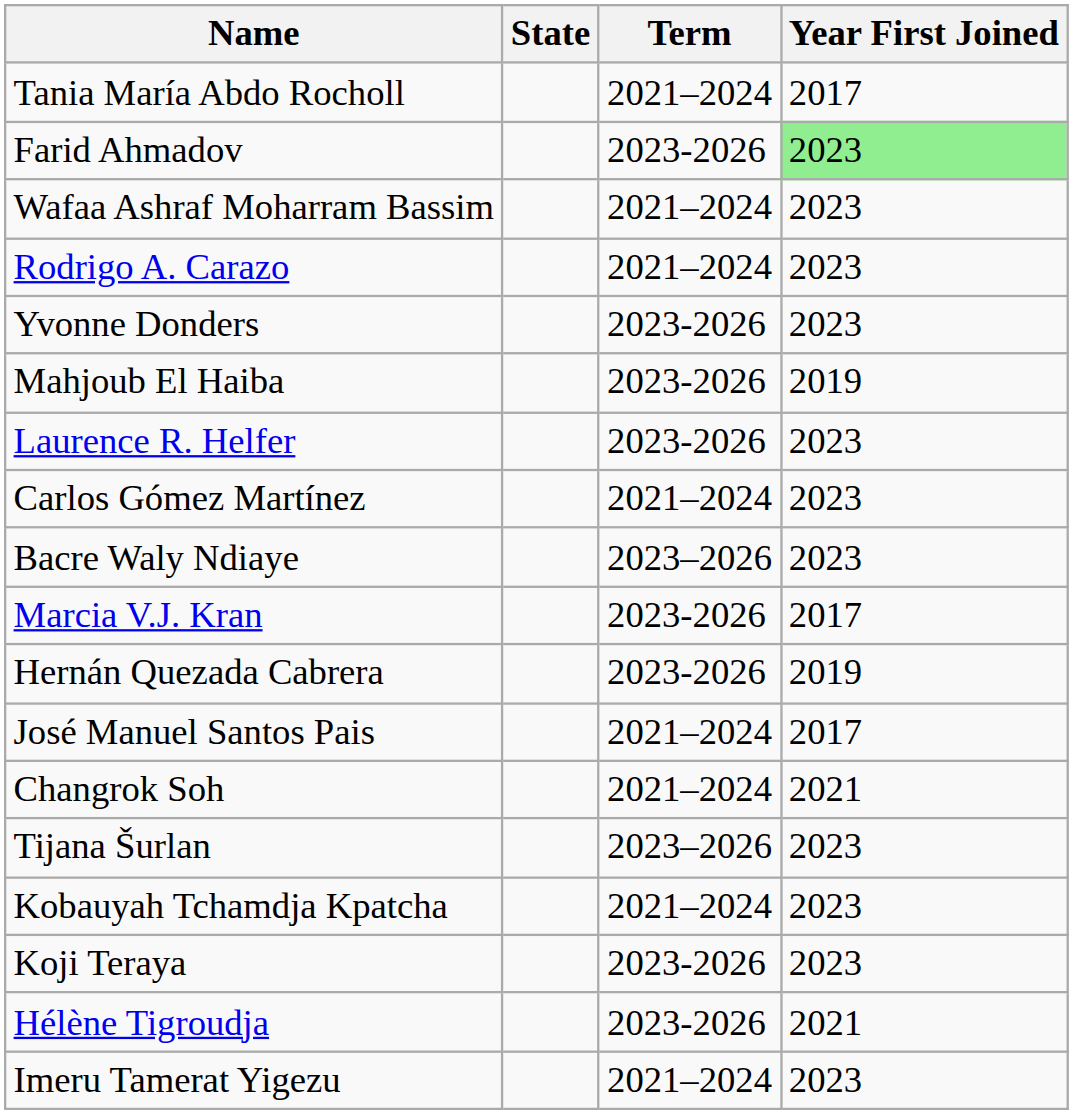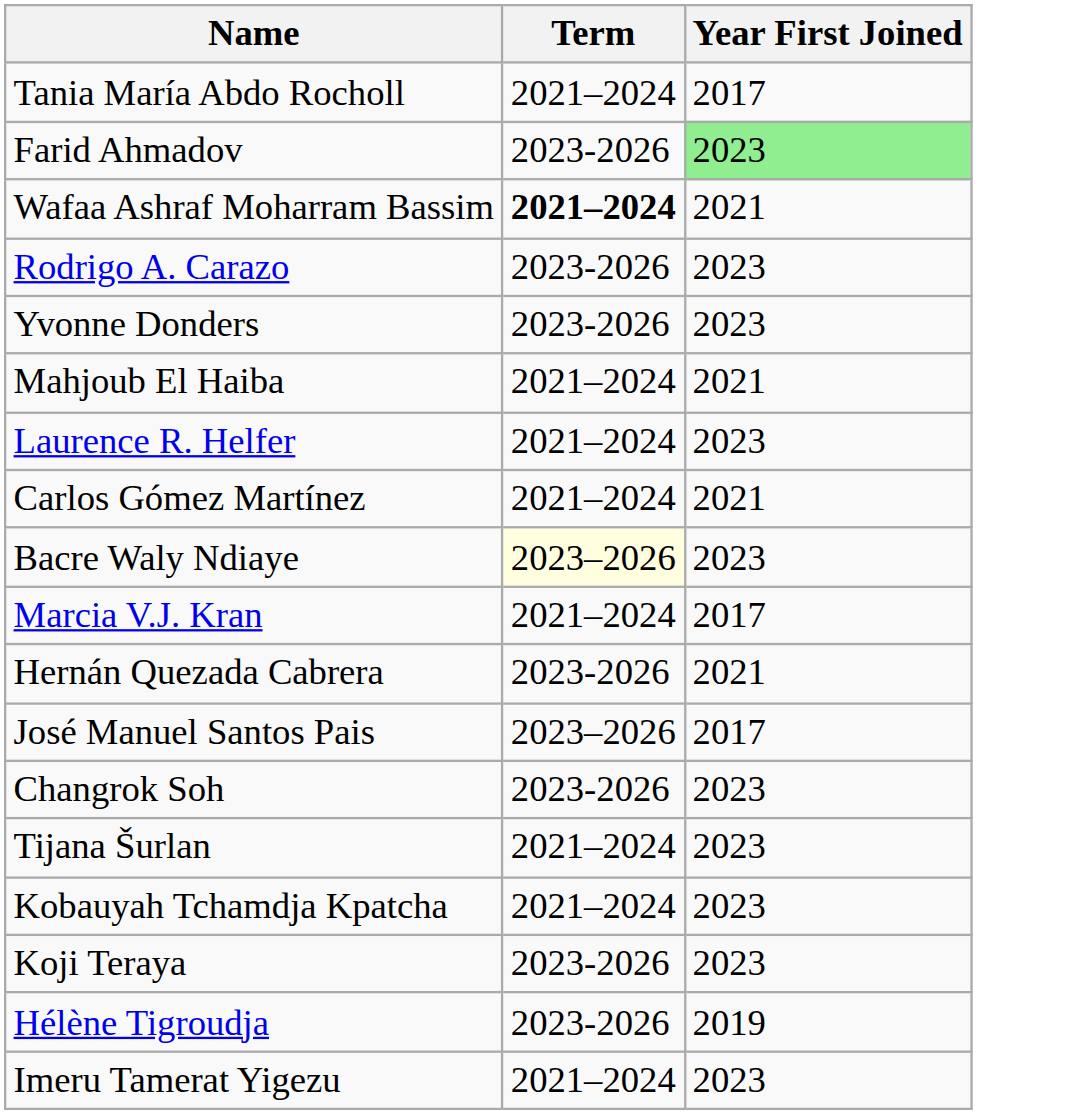- column: (551, 33)
(690, 207) normal -> (593, 207) bold
(826, 207) 2023 -> (729, 207) 2021
(690, 265) 2021–2024 -> (590, 265) 2023-2026
(686, 382) 2023-2026 -> (593, 382) 2021–2024
(826, 382) 2019 -> (729, 382) 2021
(686, 440) 2023-2026 -> (593, 440) 2021–2024
(826, 498) 2023 -> (729, 498) 2021
(690, 556) no background -> (593, 556) lightyellow background
(686, 614) 2023-2026 -> (593, 614) 2021–2024
(826, 672) 2019 -> (729, 672) 2021
(690, 730) 2021–2024 -> (593, 730) 2023–2026
(690, 788) 2021–2024 -> (590, 788) 2023-2026
(826, 788) 2021 -> (729, 788) 2023
(690, 847) 2023–2026 -> (593, 847) 2021–2024
(826, 1021) 2021 -> (729, 1021) 2019
